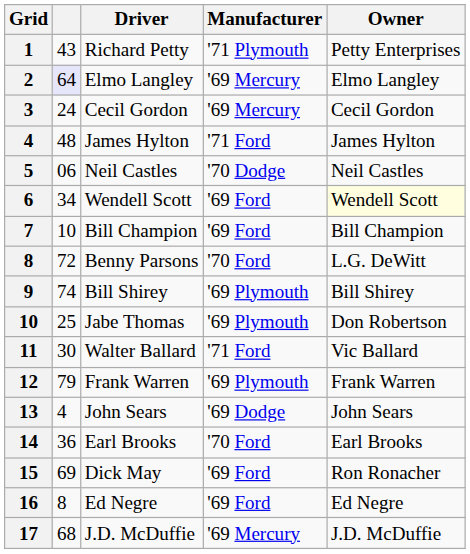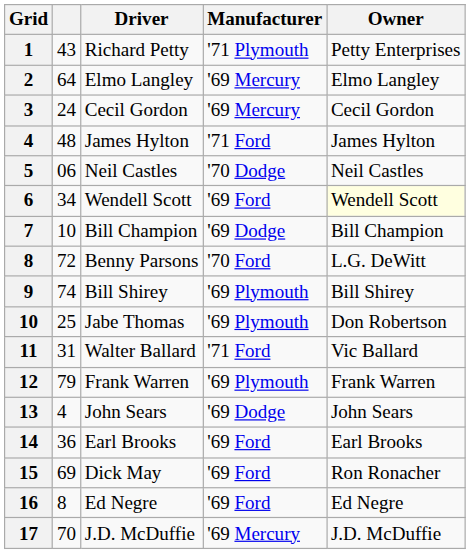(66, 79) lavender background -> (66, 79) no background
(239, 230) '69 Ford -> (246, 230) '69 Dodge
(66, 351) 30 -> (66, 351) 31
(239, 442) '70 Ford -> (239, 442) '69 Ford
(66, 532) 68 -> (66, 532) 70
